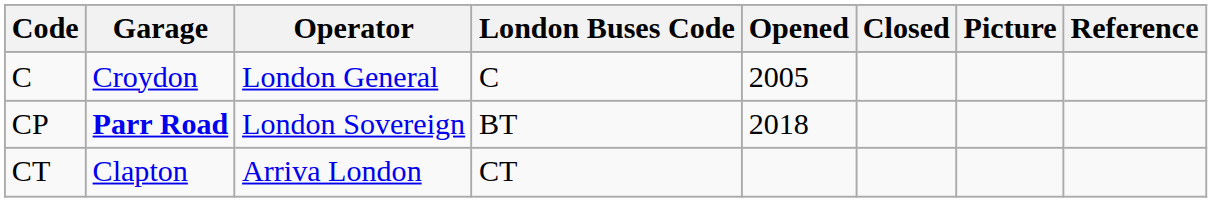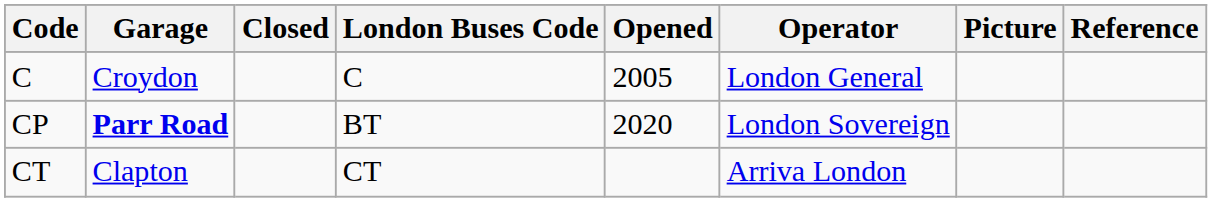columns swapped: (354, 28) <-> (906, 28)
(779, 123) 2018 -> (643, 123) 2020
